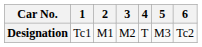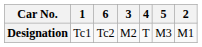columns swapped: (105, 14) <-> (185, 14)
